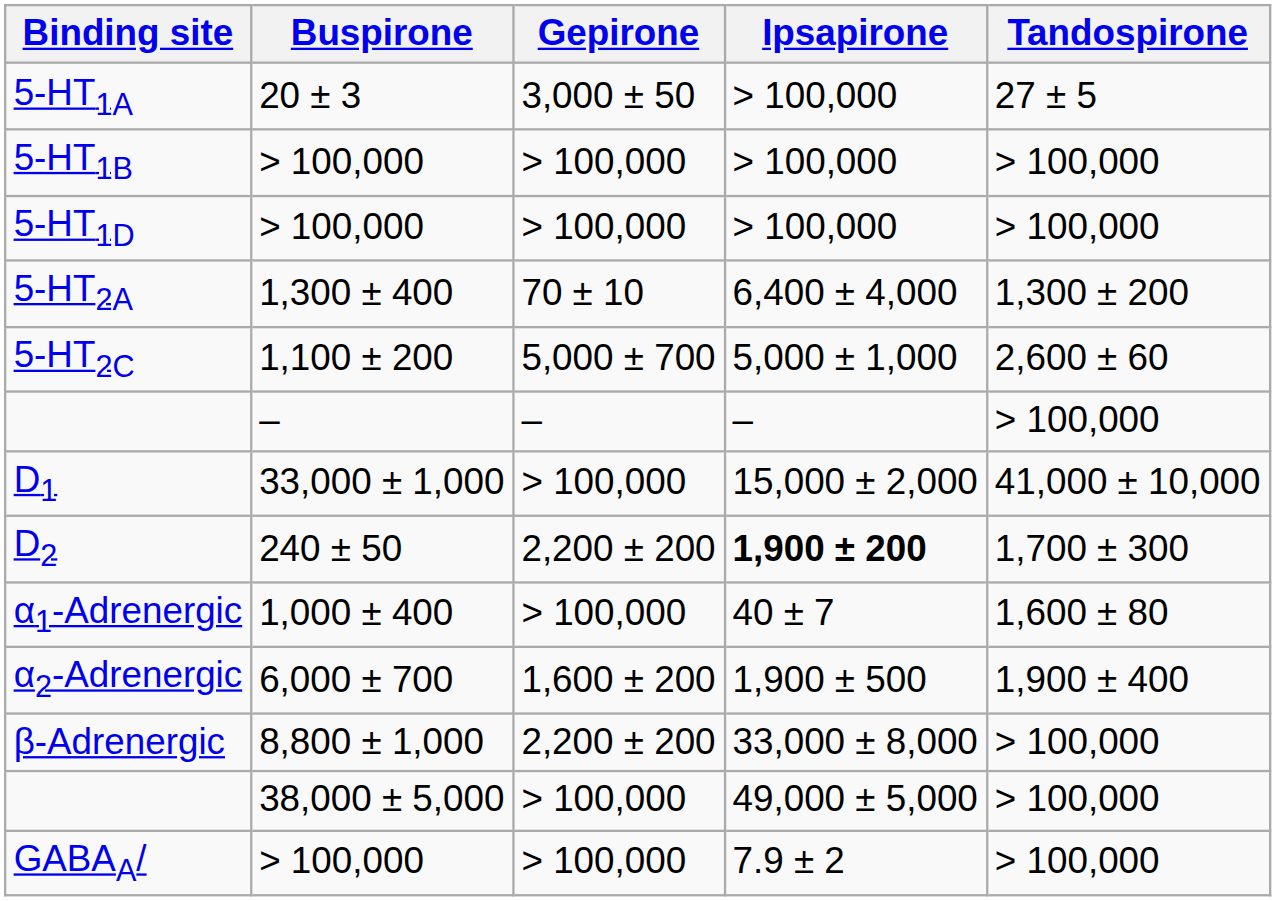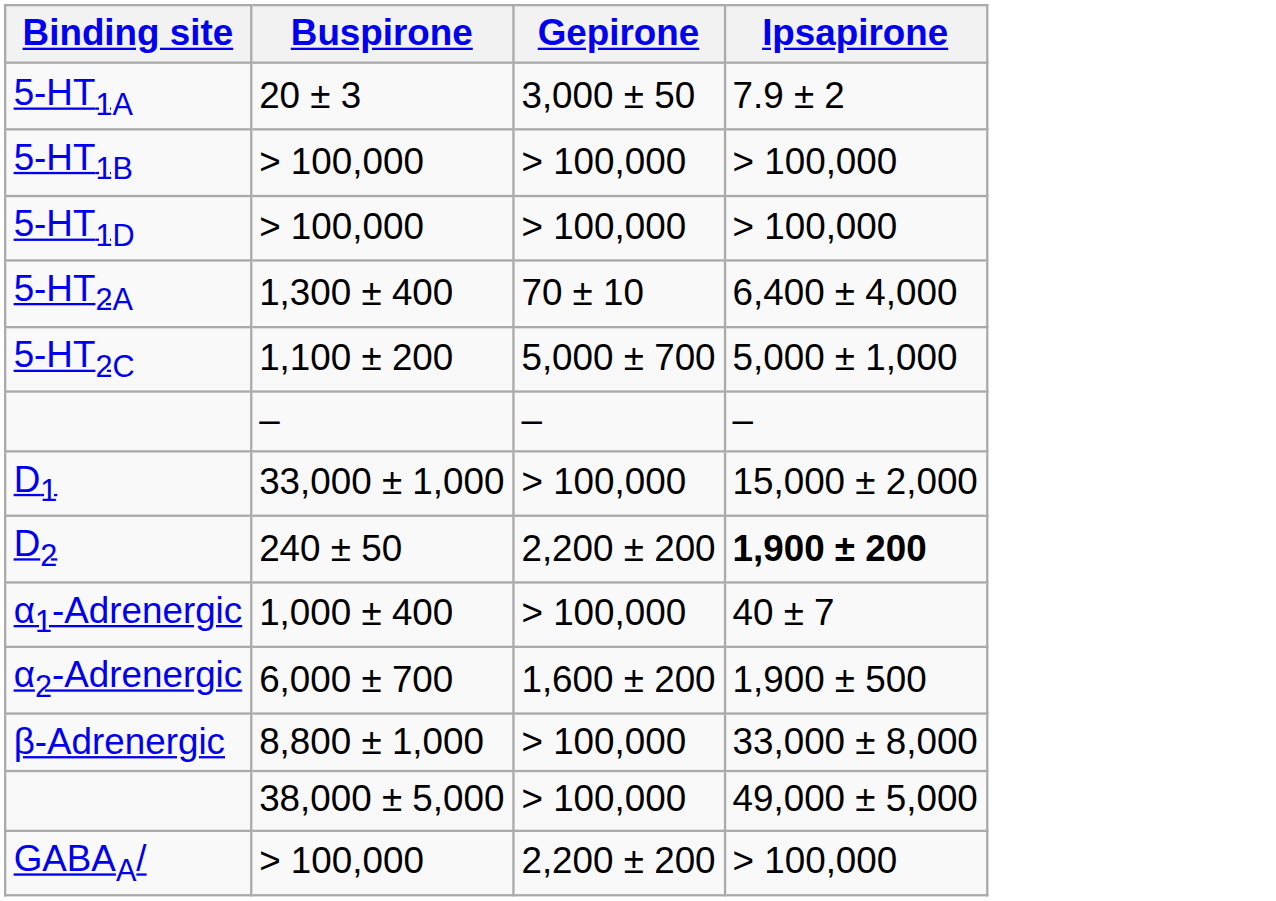- column: (1128, 33)
(815, 95) > 100,000 -> (789, 95) 7.9 ± 2
(618, 741) 2,200 ± 200 -> (604, 741) > 100,000
(604, 862) > 100,000 -> (618, 862) 2,200 ± 200
(789, 862) 7.9 ± 2 -> (815, 862) > 100,000
